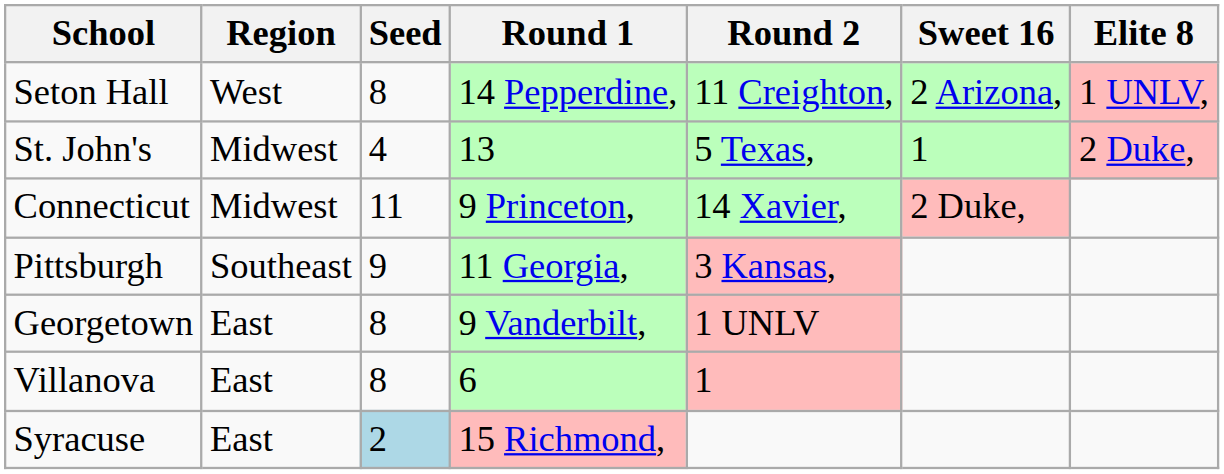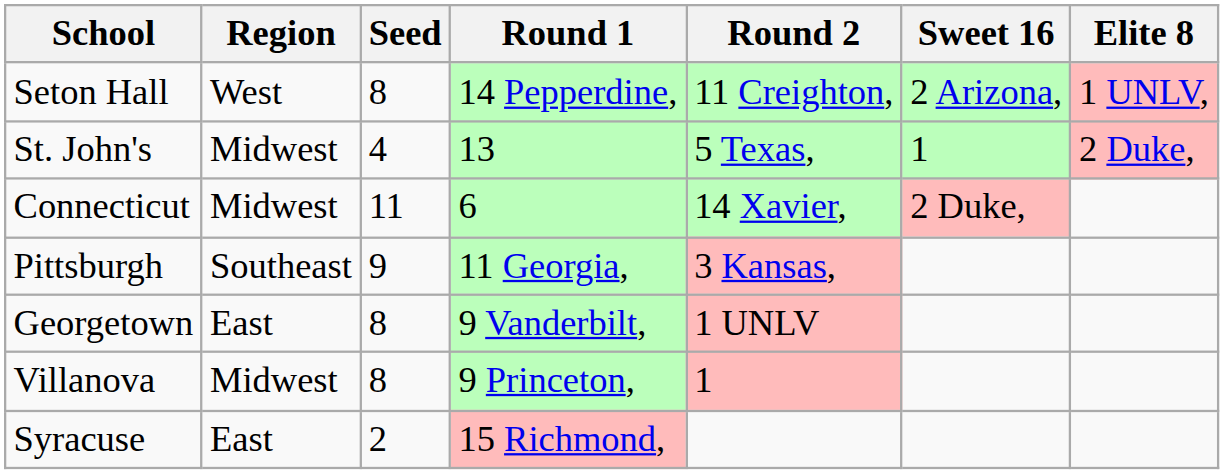(547, 206) 9 Princeton, -> (468, 206) 6
(241, 380) East -> (274, 380) Midwest
(468, 380) 6 -> (547, 380) 9 Princeton,
(378, 438) lightblue background -> (378, 438) no background
